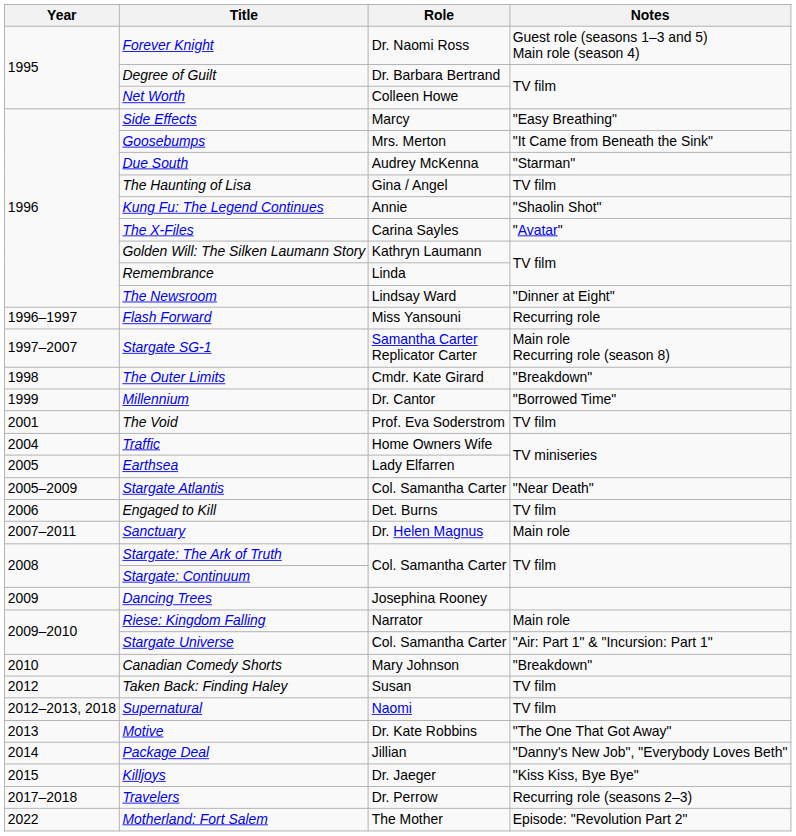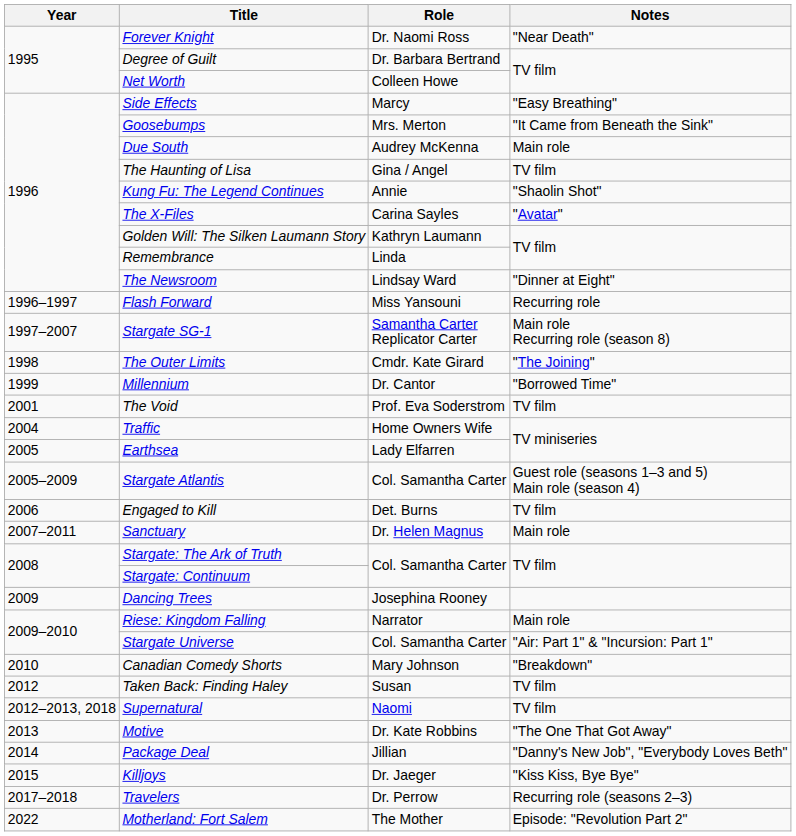(610, 45) Guest role (seasons 1–3 and 5) Main role (season 4) -> (553, 37) "Near Death"
(544, 163) "Starman" -> (541, 147) Main role
(552, 378) "Breakdown" -> (554, 362) "The Joining"
(553, 488) "Near Death" -> (610, 480) Guest role (seasons 1–3 and 5) Main role (season 4)
